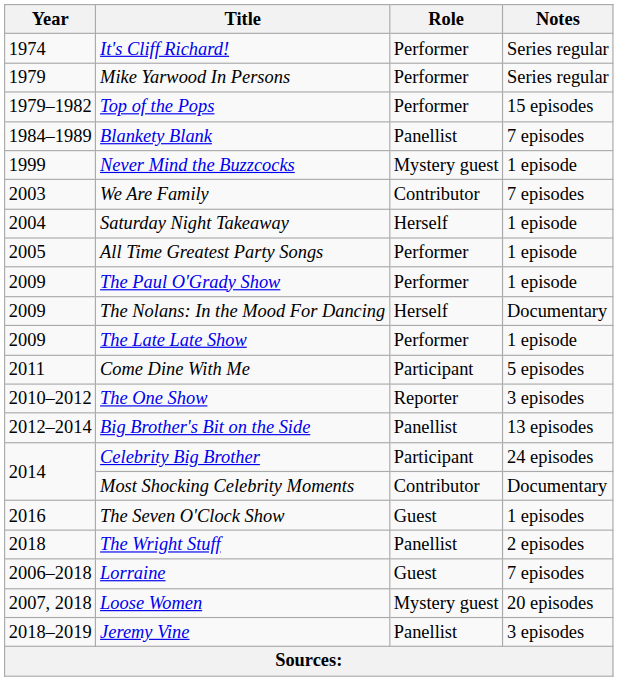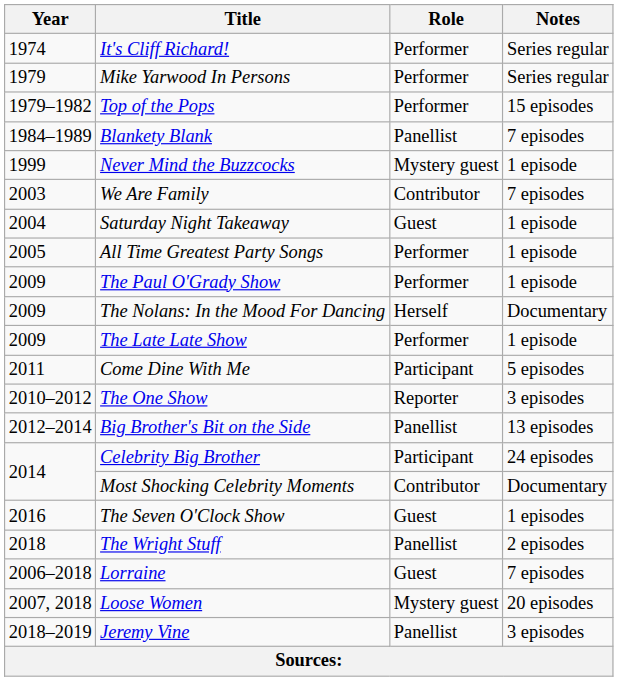(421, 223) Herself -> (415, 223) Guest
